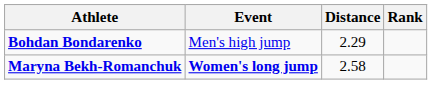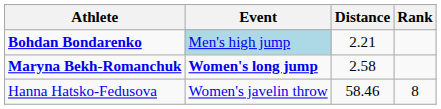(239, 42) no background -> (239, 42) lightblue background
(353, 42) 2.29 -> (362, 42) 2.21
+ row: (83, 92)
